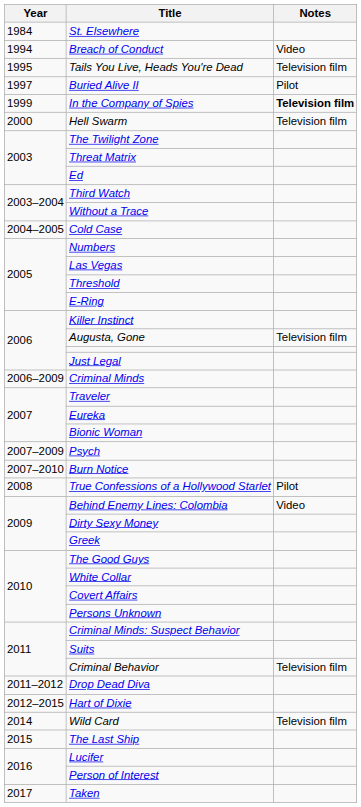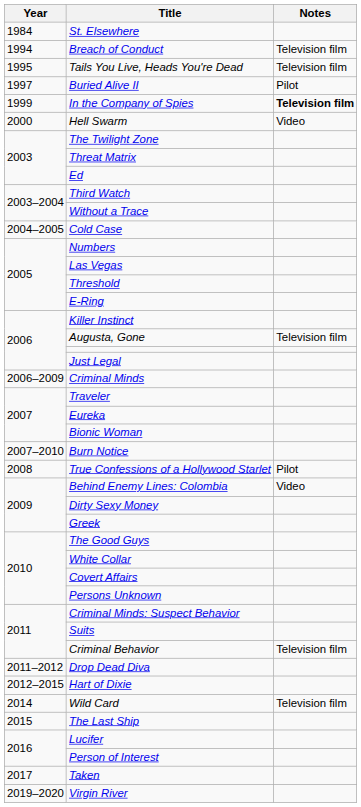(291, 49) Video -> (312, 49) Television film
(312, 121) Television film -> (291, 121) Video
- row: (85, 451)
+ row: (98, 793)
